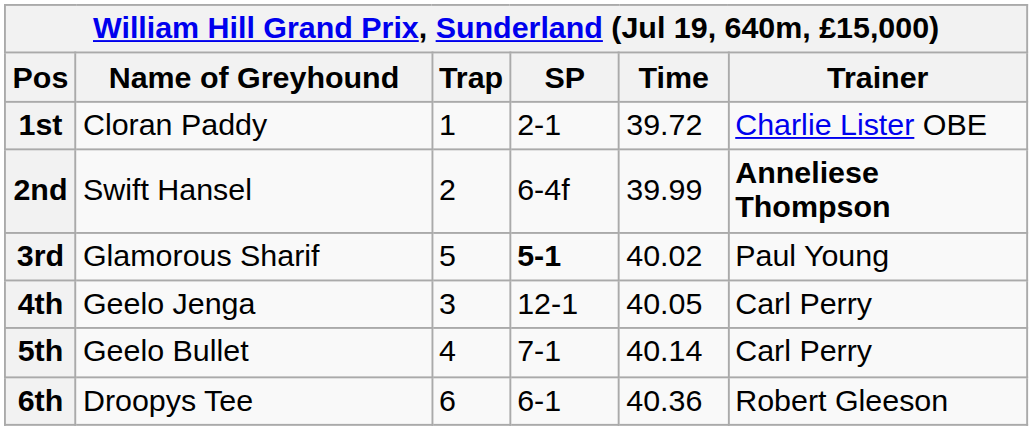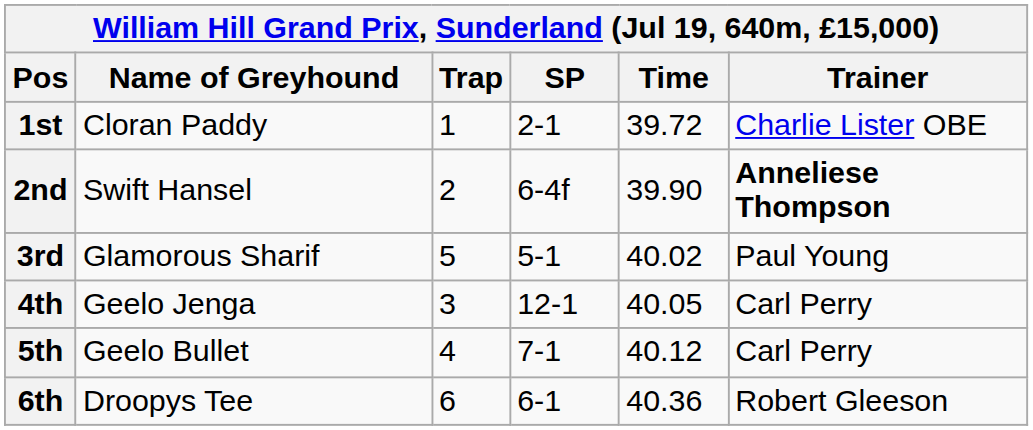(664, 190) 39.99 -> (664, 190) 39.90
(539, 255) bold -> (539, 255) normal
(664, 352) 40.14 -> (664, 352) 40.12
